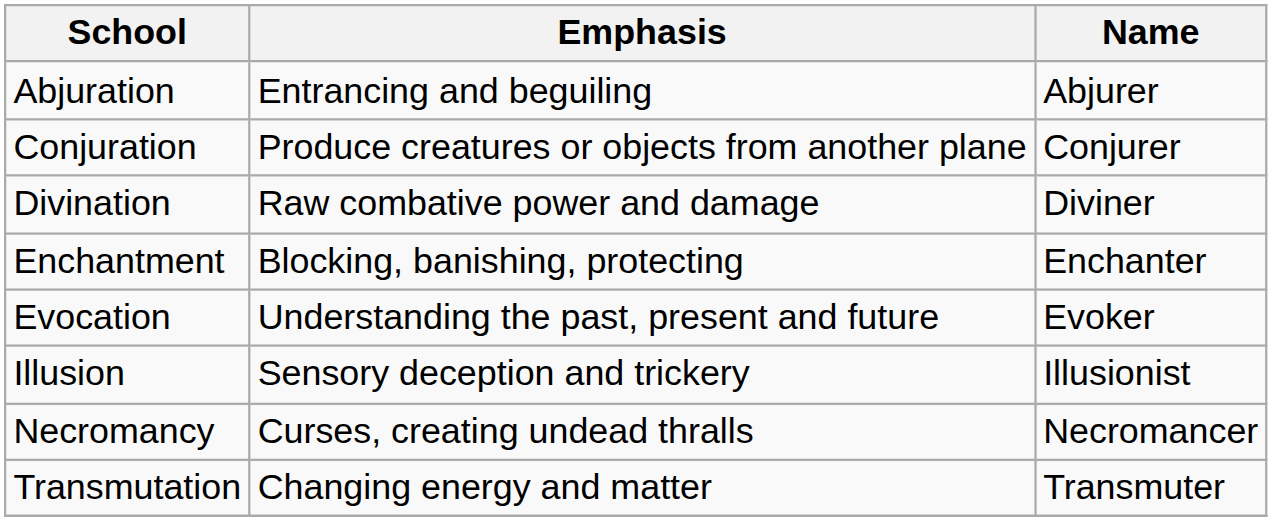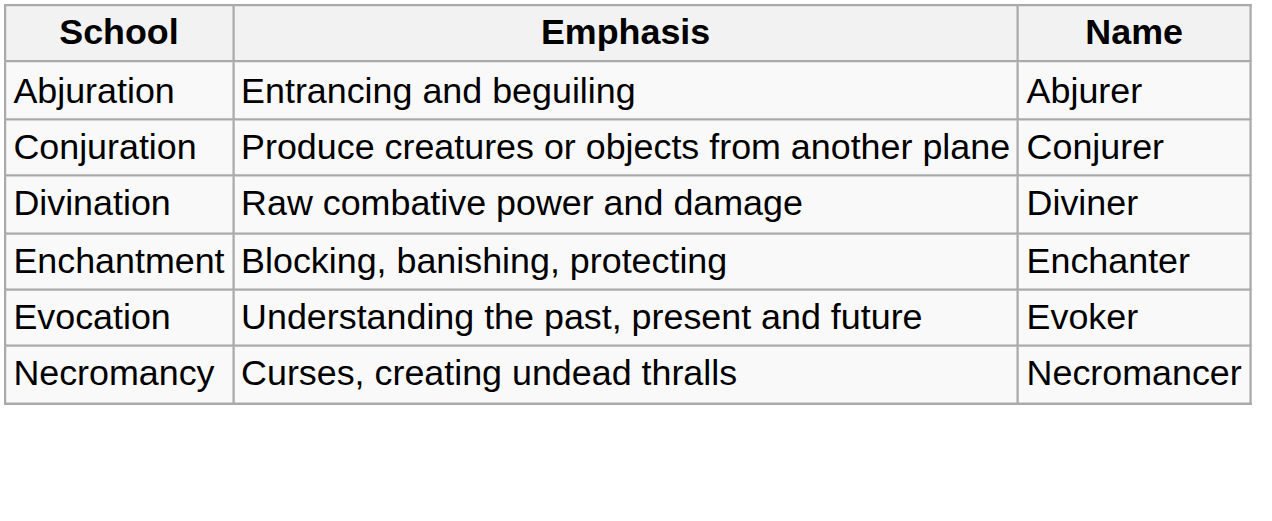- row: (69, 373)
- row: (127, 487)
